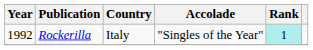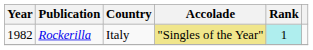(20, 34) 1992 -> (20, 34) 1982
(210, 34) no background -> (210, 34) khaki background
